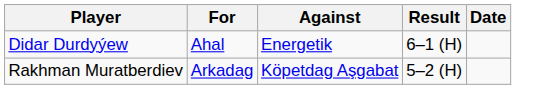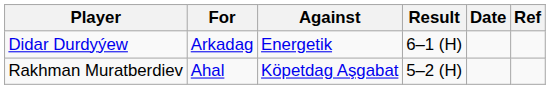+ column: (528, 17)
(208, 44) Ahal -> (222, 44) Arkadag
(222, 71) Arkadag -> (208, 71) Ahal
